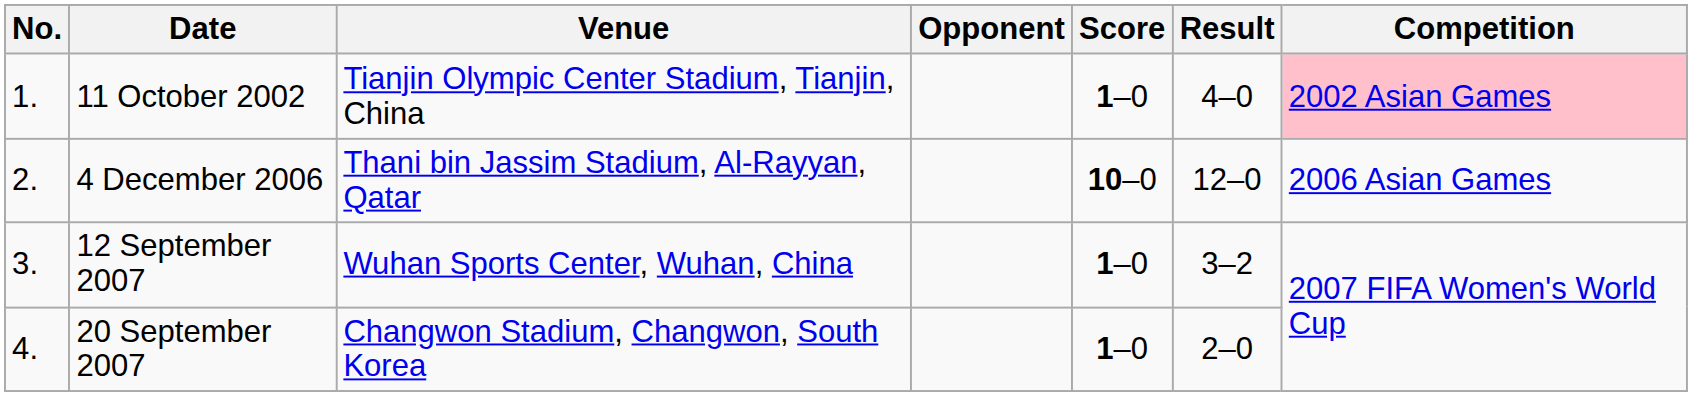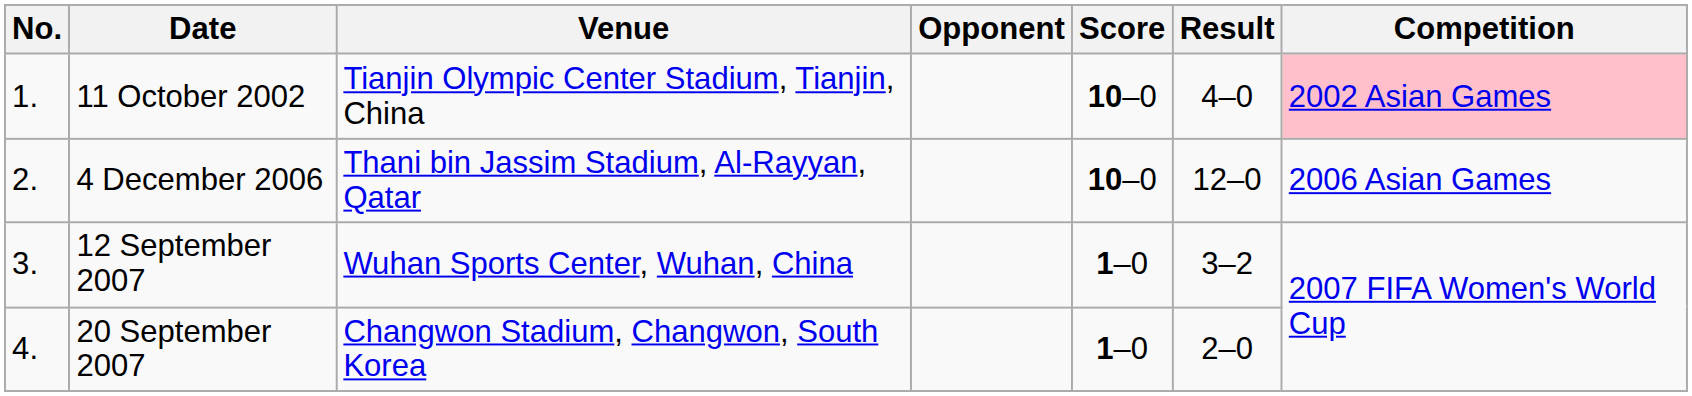(1122, 95) 1–0 -> (1122, 95) 10–0
